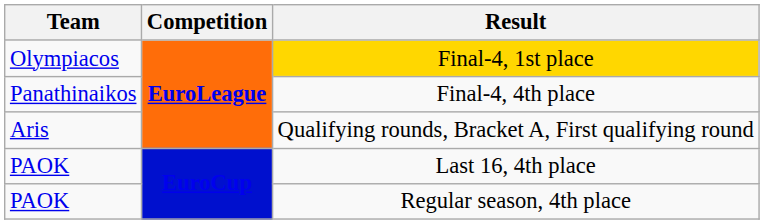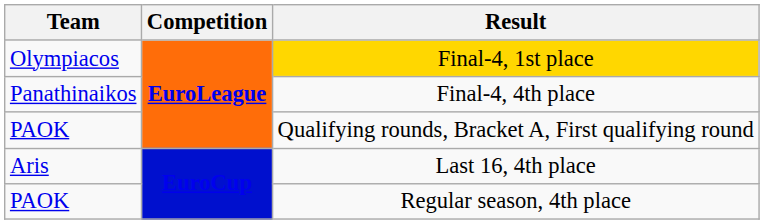(29, 129) Aris -> (40, 129) PAOK
(40, 165) PAOK -> (29, 165) Aris
